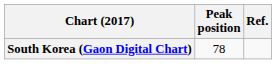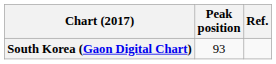(219, 48) 78 -> (219, 48) 93
